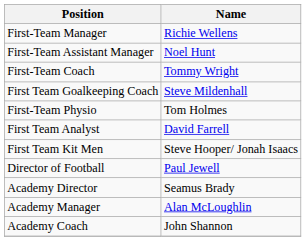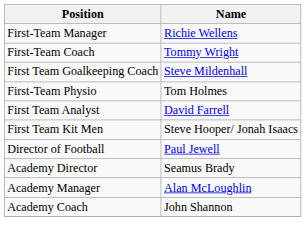- row: (80, 52)
